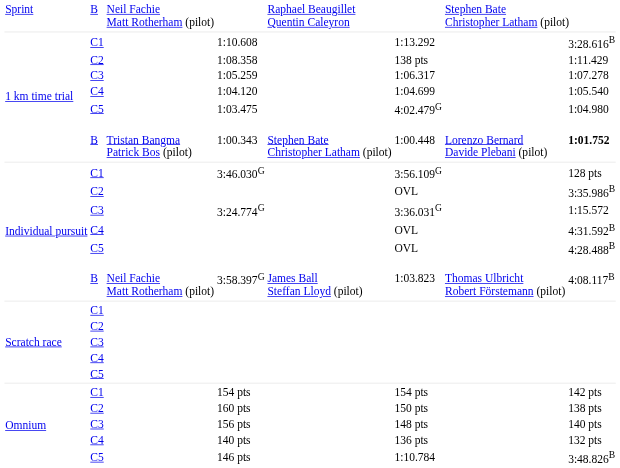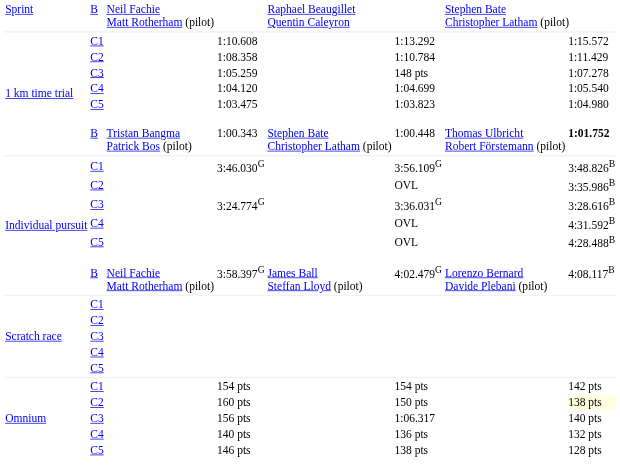(592, 42) 3:28.616B -> (588, 41) 1:15.572
(411, 60) 138 pts -> (415, 57) 1:10.784
(415, 76) 1:06.317 -> (411, 73) 148 pts
(418, 109) 4:02.479G -> (415, 104) 1:03.823
(496, 146) Lorenzo Bernard Davide Plebani (pilot) -> (505, 140) Thomas Ulbricht Robert Förstemann (pilot)
(585, 173) 128 pts -> (592, 166) 3:48.826B
(588, 210) 1:15.572 -> (592, 204) 3:28.616B
(415, 279) 1:03.823 -> (418, 272) 4:02.479G
(505, 285) Thomas Ulbricht Robert Förstemann (pilot) -> (496, 279) Lorenzo Bernard Davide Plebani (pilot)
(585, 408) no background -> (585, 402) lightyellow background
(411, 424) 148 pts -> (415, 418) 1:06.317
(415, 457) 1:10.784 -> (411, 450) 138 pts
(592, 457) 3:48.826B -> (585, 450) 128 pts
